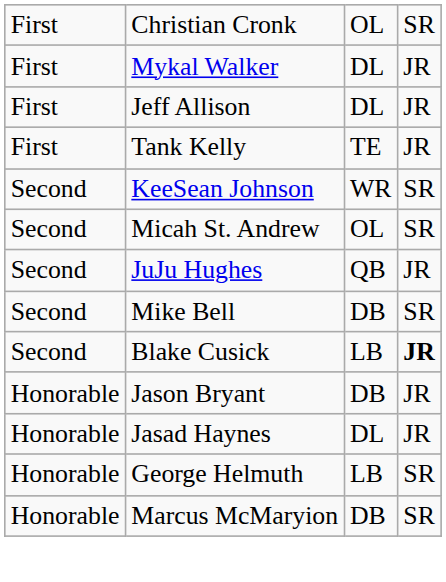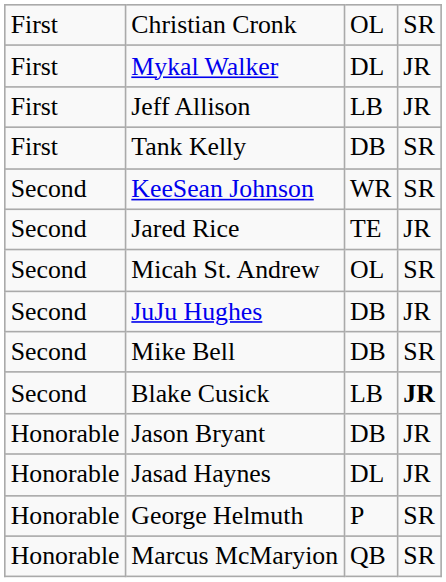(367, 106) DL -> (366, 106) LB
(366, 147) TE -> (368, 147) DB
(417, 147) JR -> (419, 147) SR
+ row: (185, 229)
(368, 270) QB -> (368, 310) DB
(366, 474) LB -> (357, 515) P
(368, 515) DB -> (368, 556) QB
